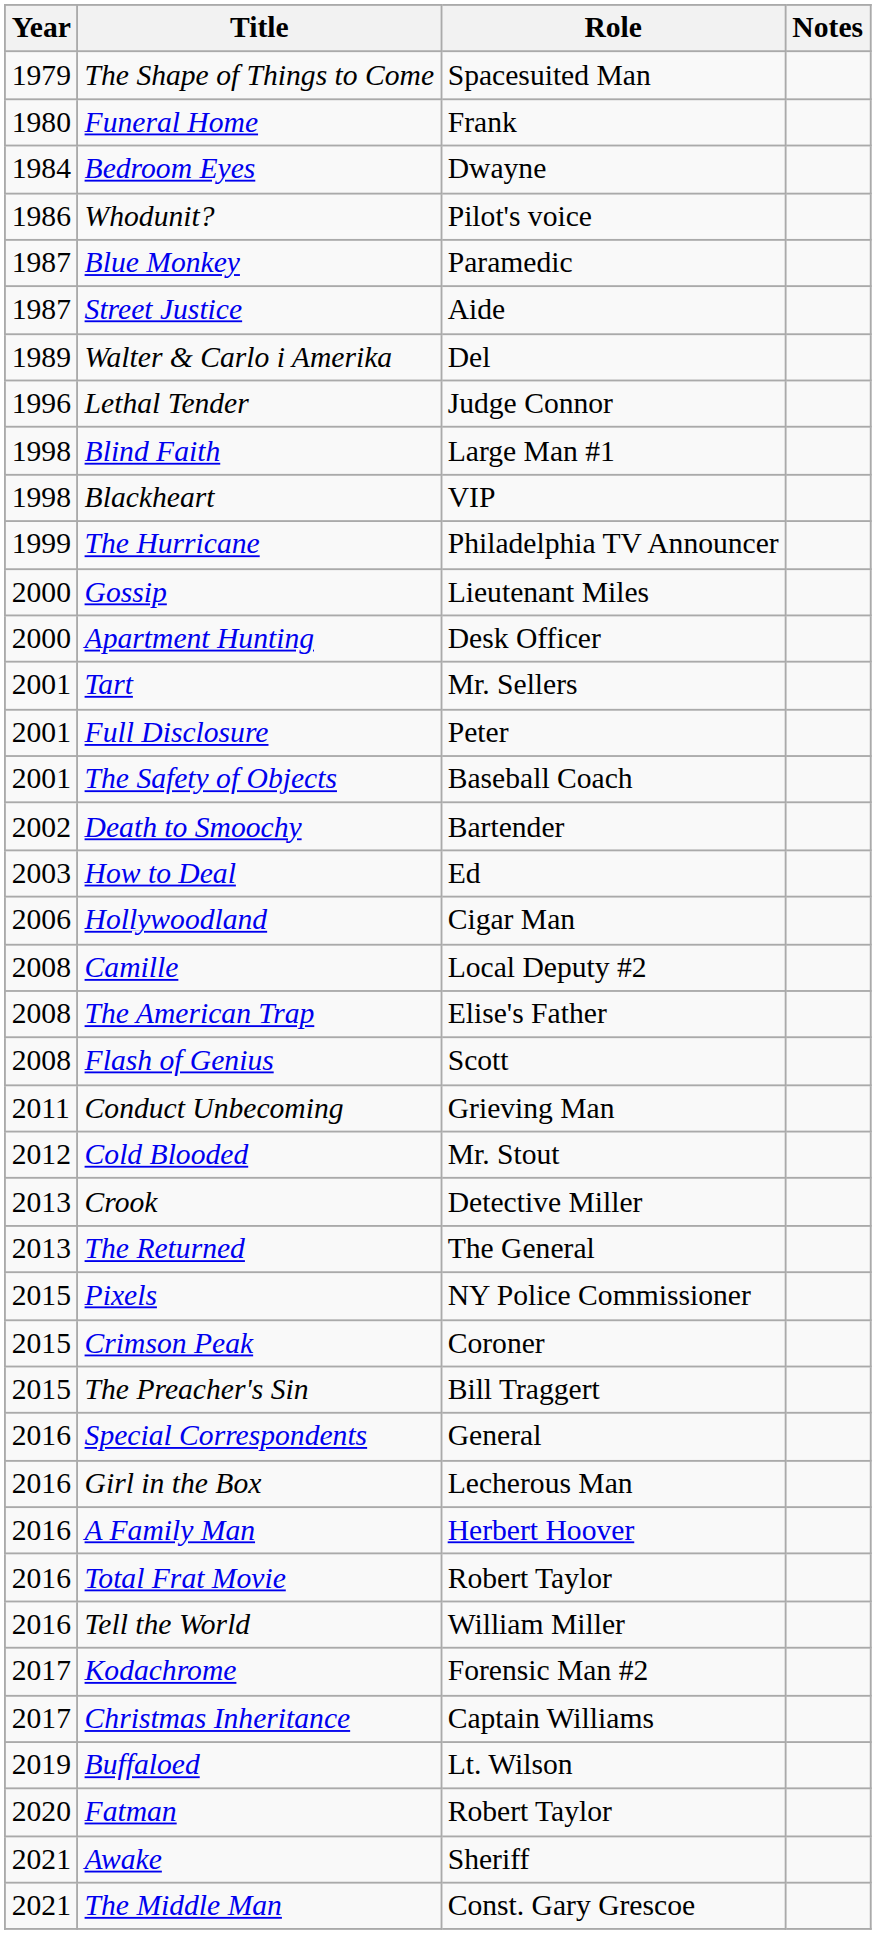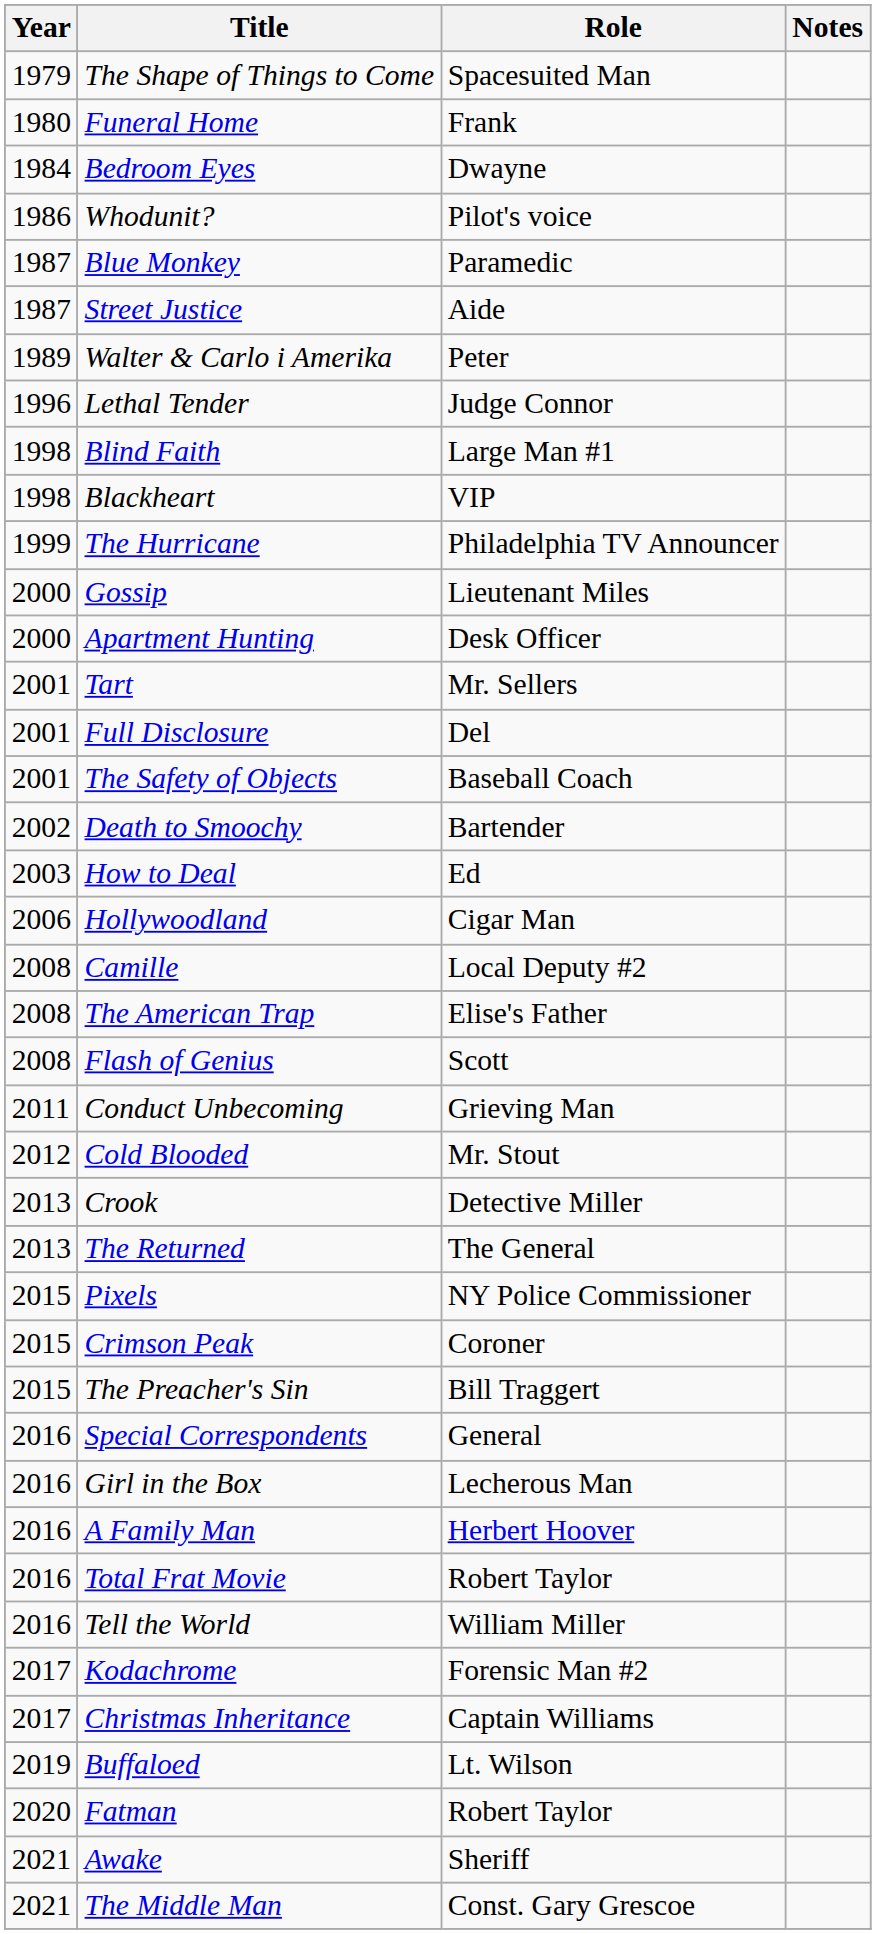(469, 356) Del -> (478, 356) Peter
(478, 732) Peter -> (469, 732) Del
